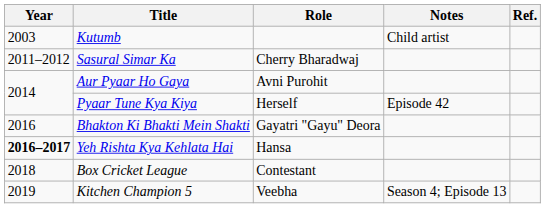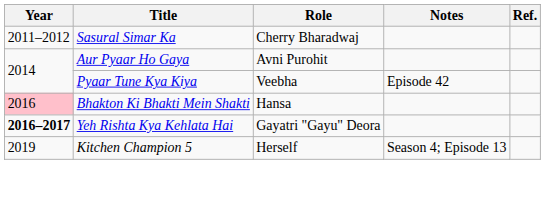- row: (99, 37)
(277, 103) Herself -> (277, 81) Veebha
(22, 125) no background -> (22, 103) pink background
(318, 125) Gayatri "Gayu" Deora -> (274, 103) Hansa
(274, 147) Hansa -> (318, 125) Gayatri "Gayu" Deora
- row: (132, 170)
(277, 192) Veebha -> (277, 147) Herself
